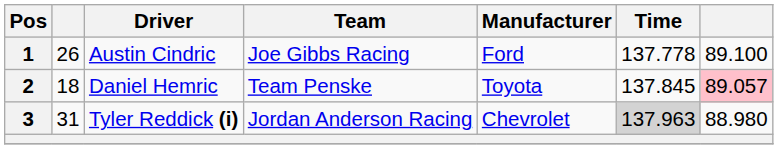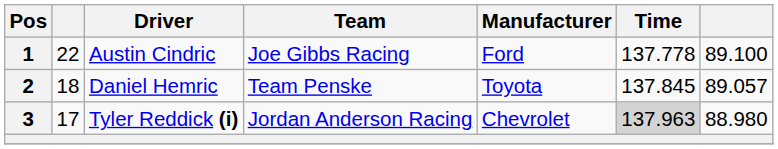(68, 54) 26 -> (68, 54) 22
(736, 86) pink background -> (736, 86) no background
(68, 119) 31 -> (68, 119) 17
